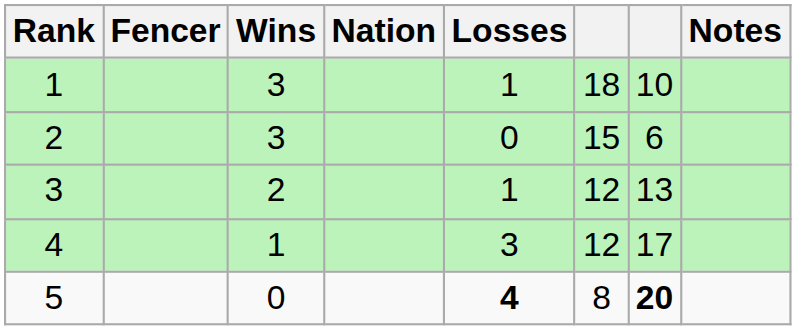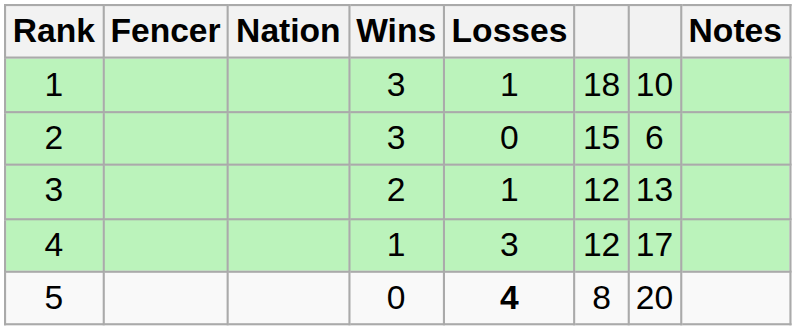columns swapped: (384, 31) <-> (276, 31)
(654, 297) bold -> (654, 297) normal
